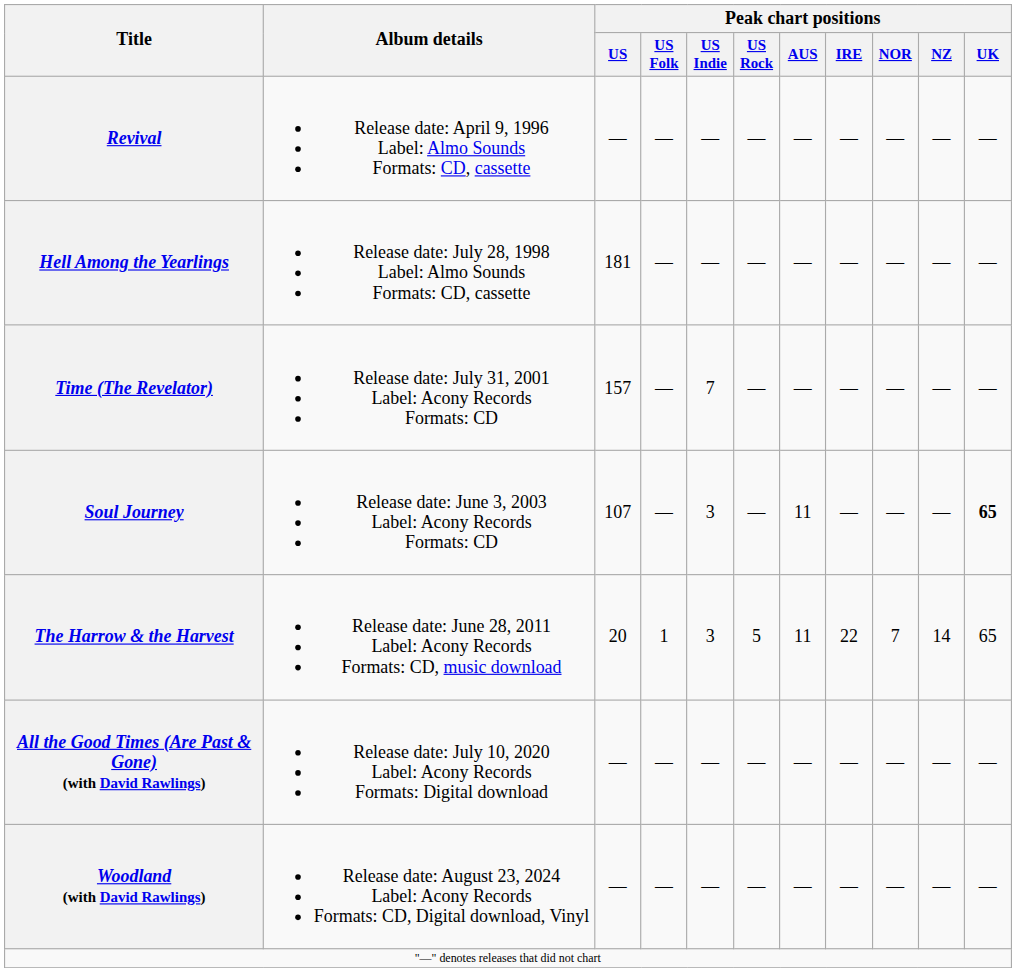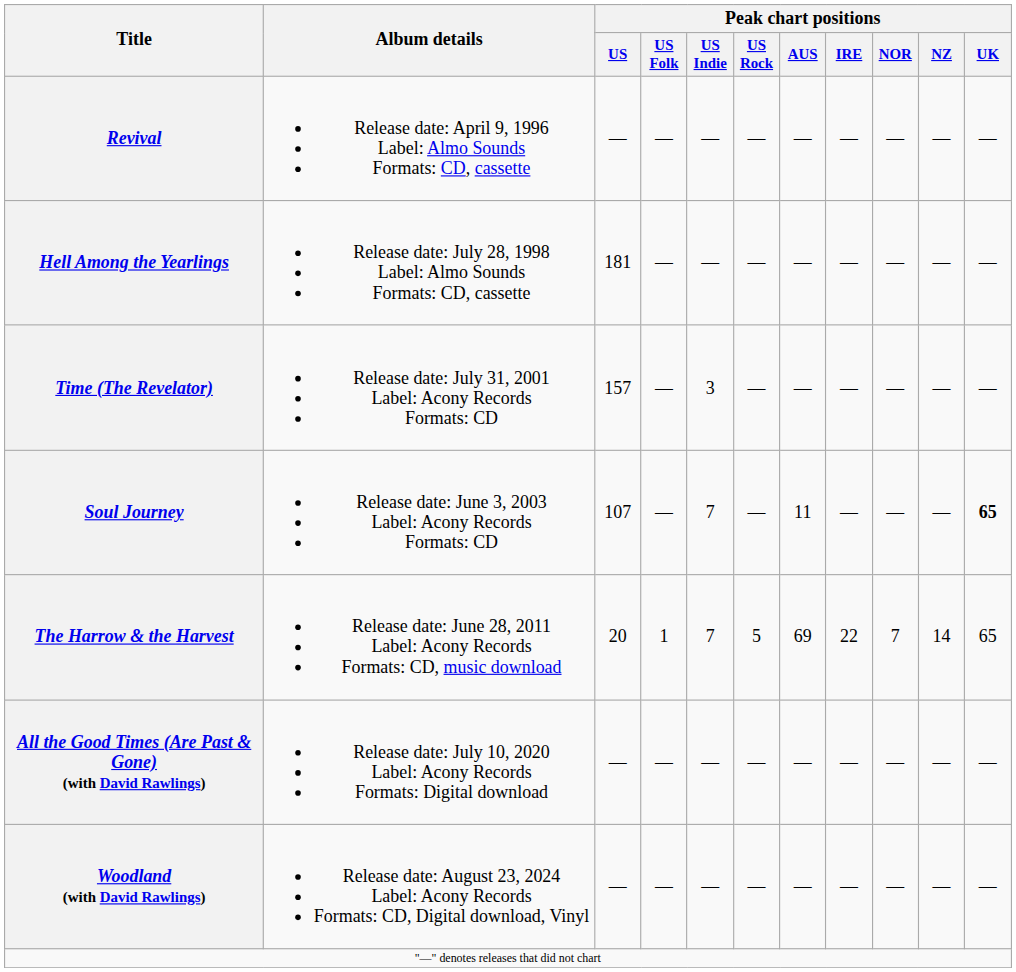(710, 387) 7 -> (710, 387) 3
(710, 512) 3 -> (710, 512) 7
(710, 637) 3 -> (710, 637) 7
(803, 637) 11 -> (803, 637) 69
